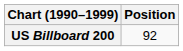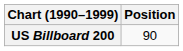(150, 35) 92 -> (150, 35) 90
